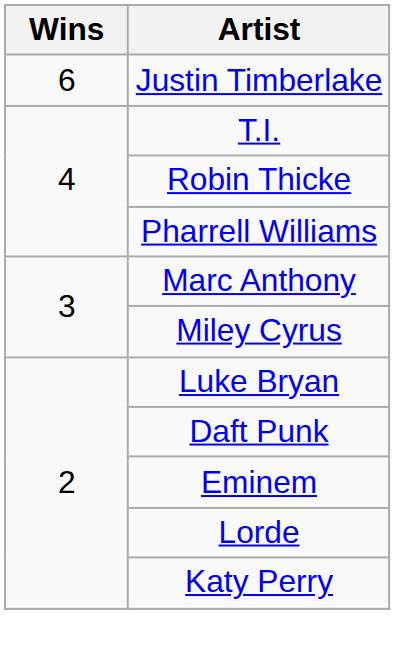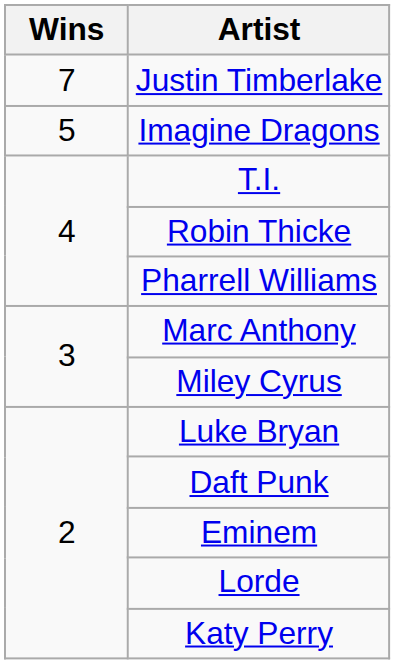(67, 79) 6 -> (67, 79) 7
+ row: (259, 130)
